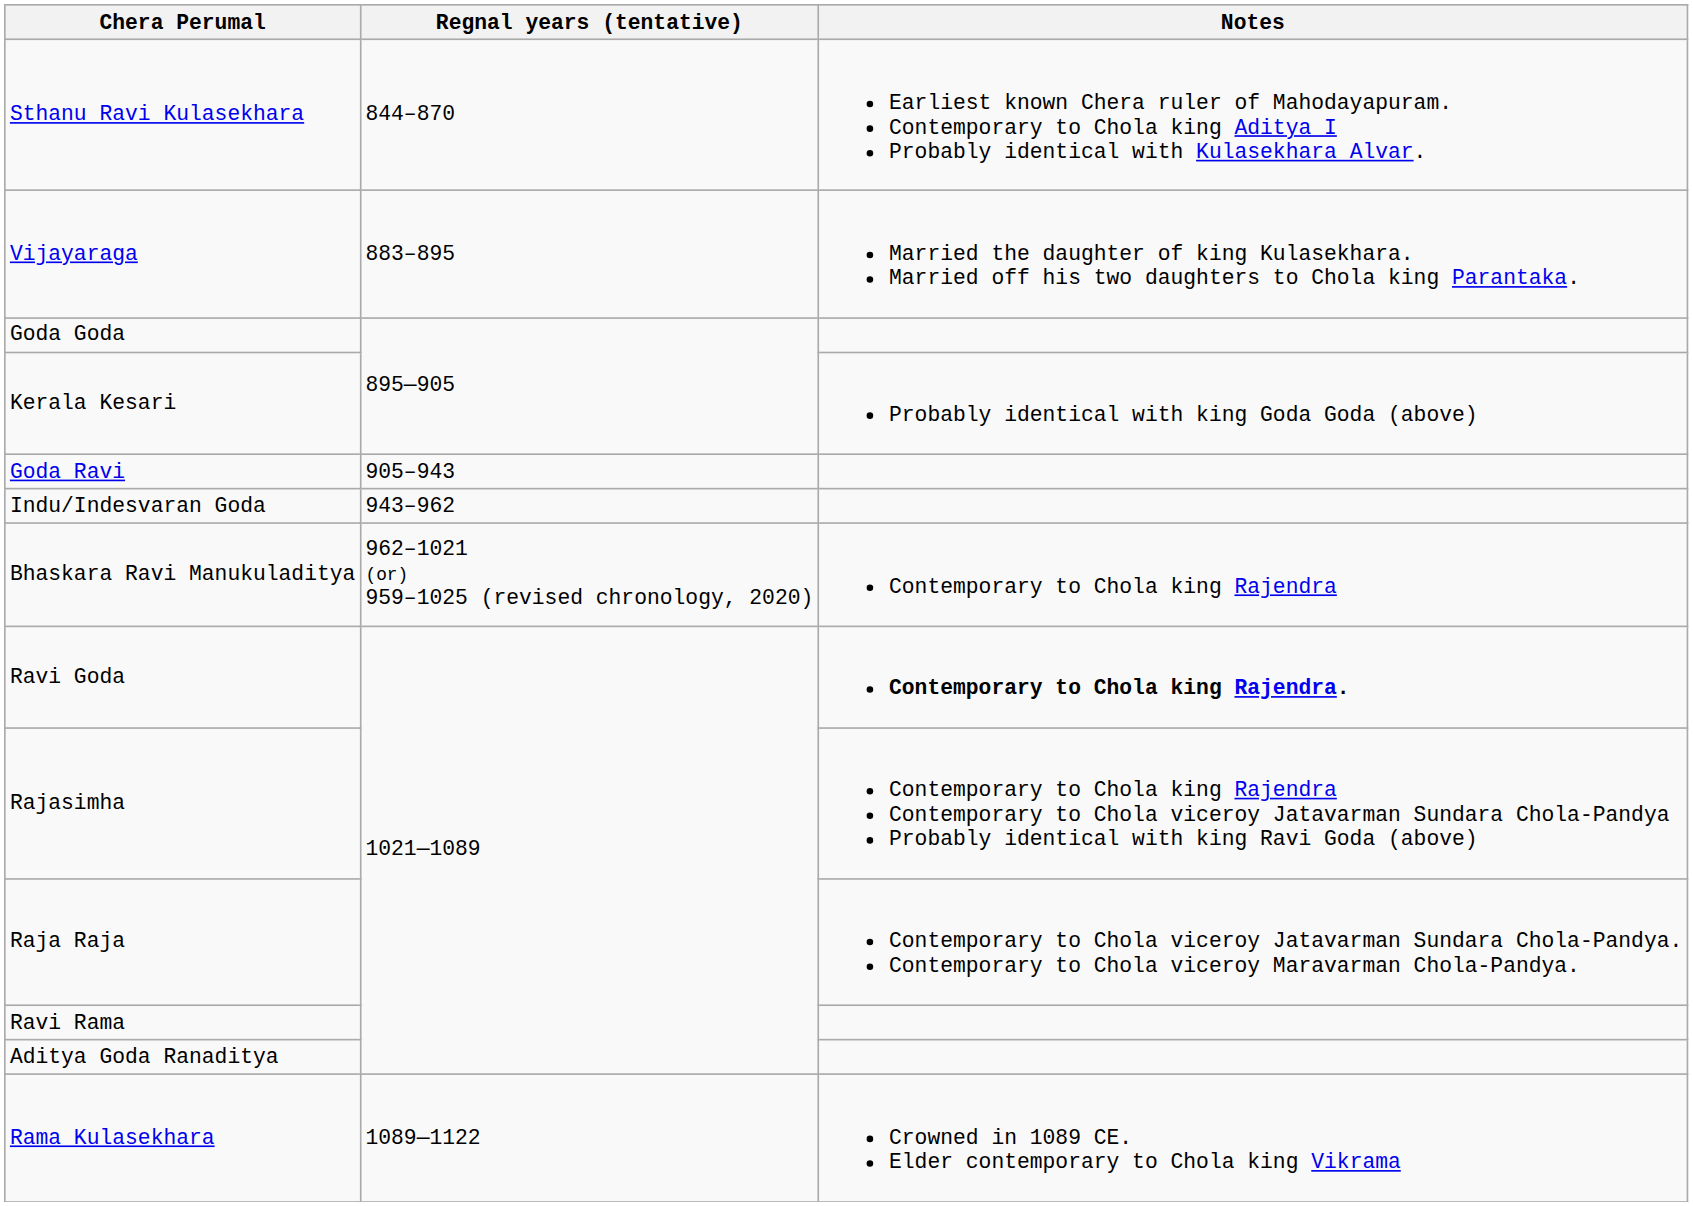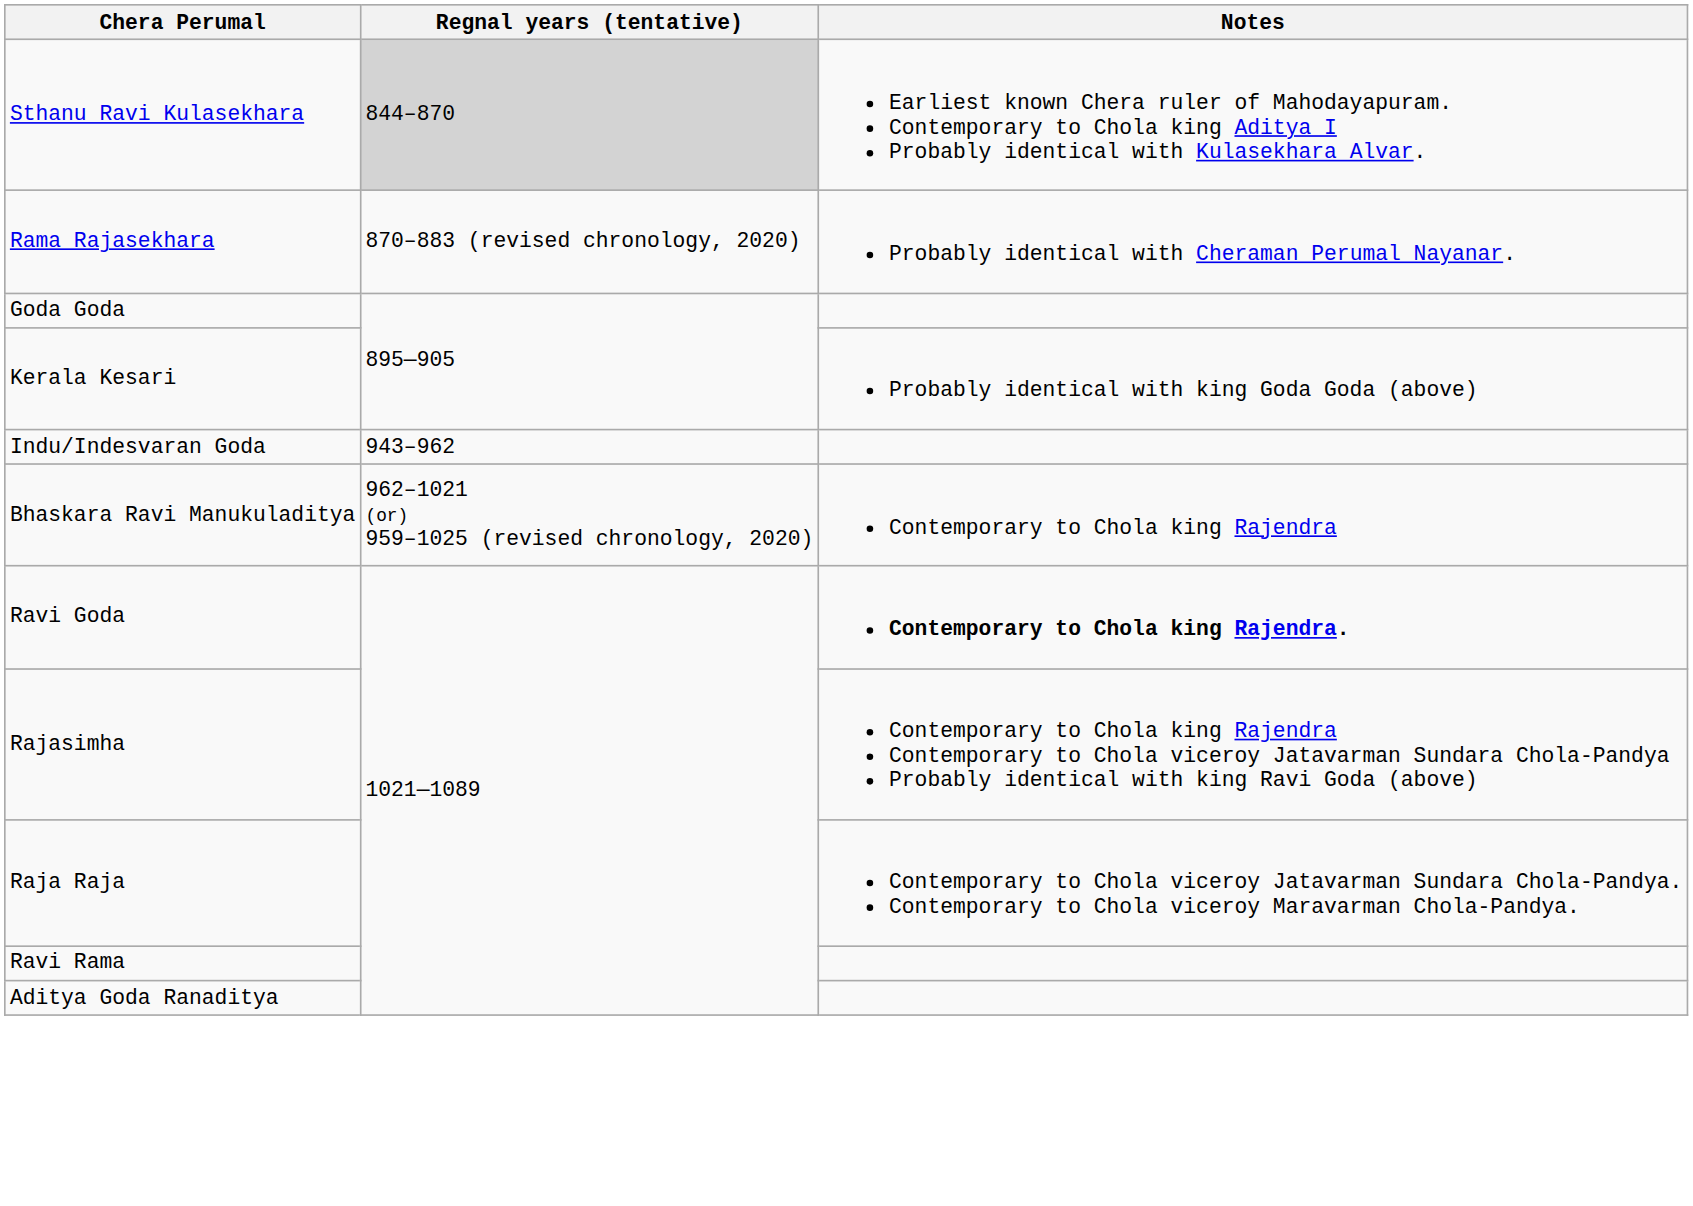(410, 115) no background -> (410, 115) lightgrey background
+ row: (112, 242)
- row: (74, 254)
- row: (67, 471)
- row: (112, 1138)
